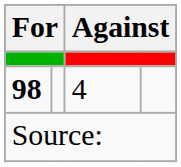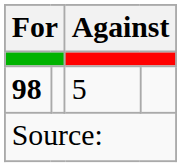(79, 89) 4 -> (79, 89) 5
